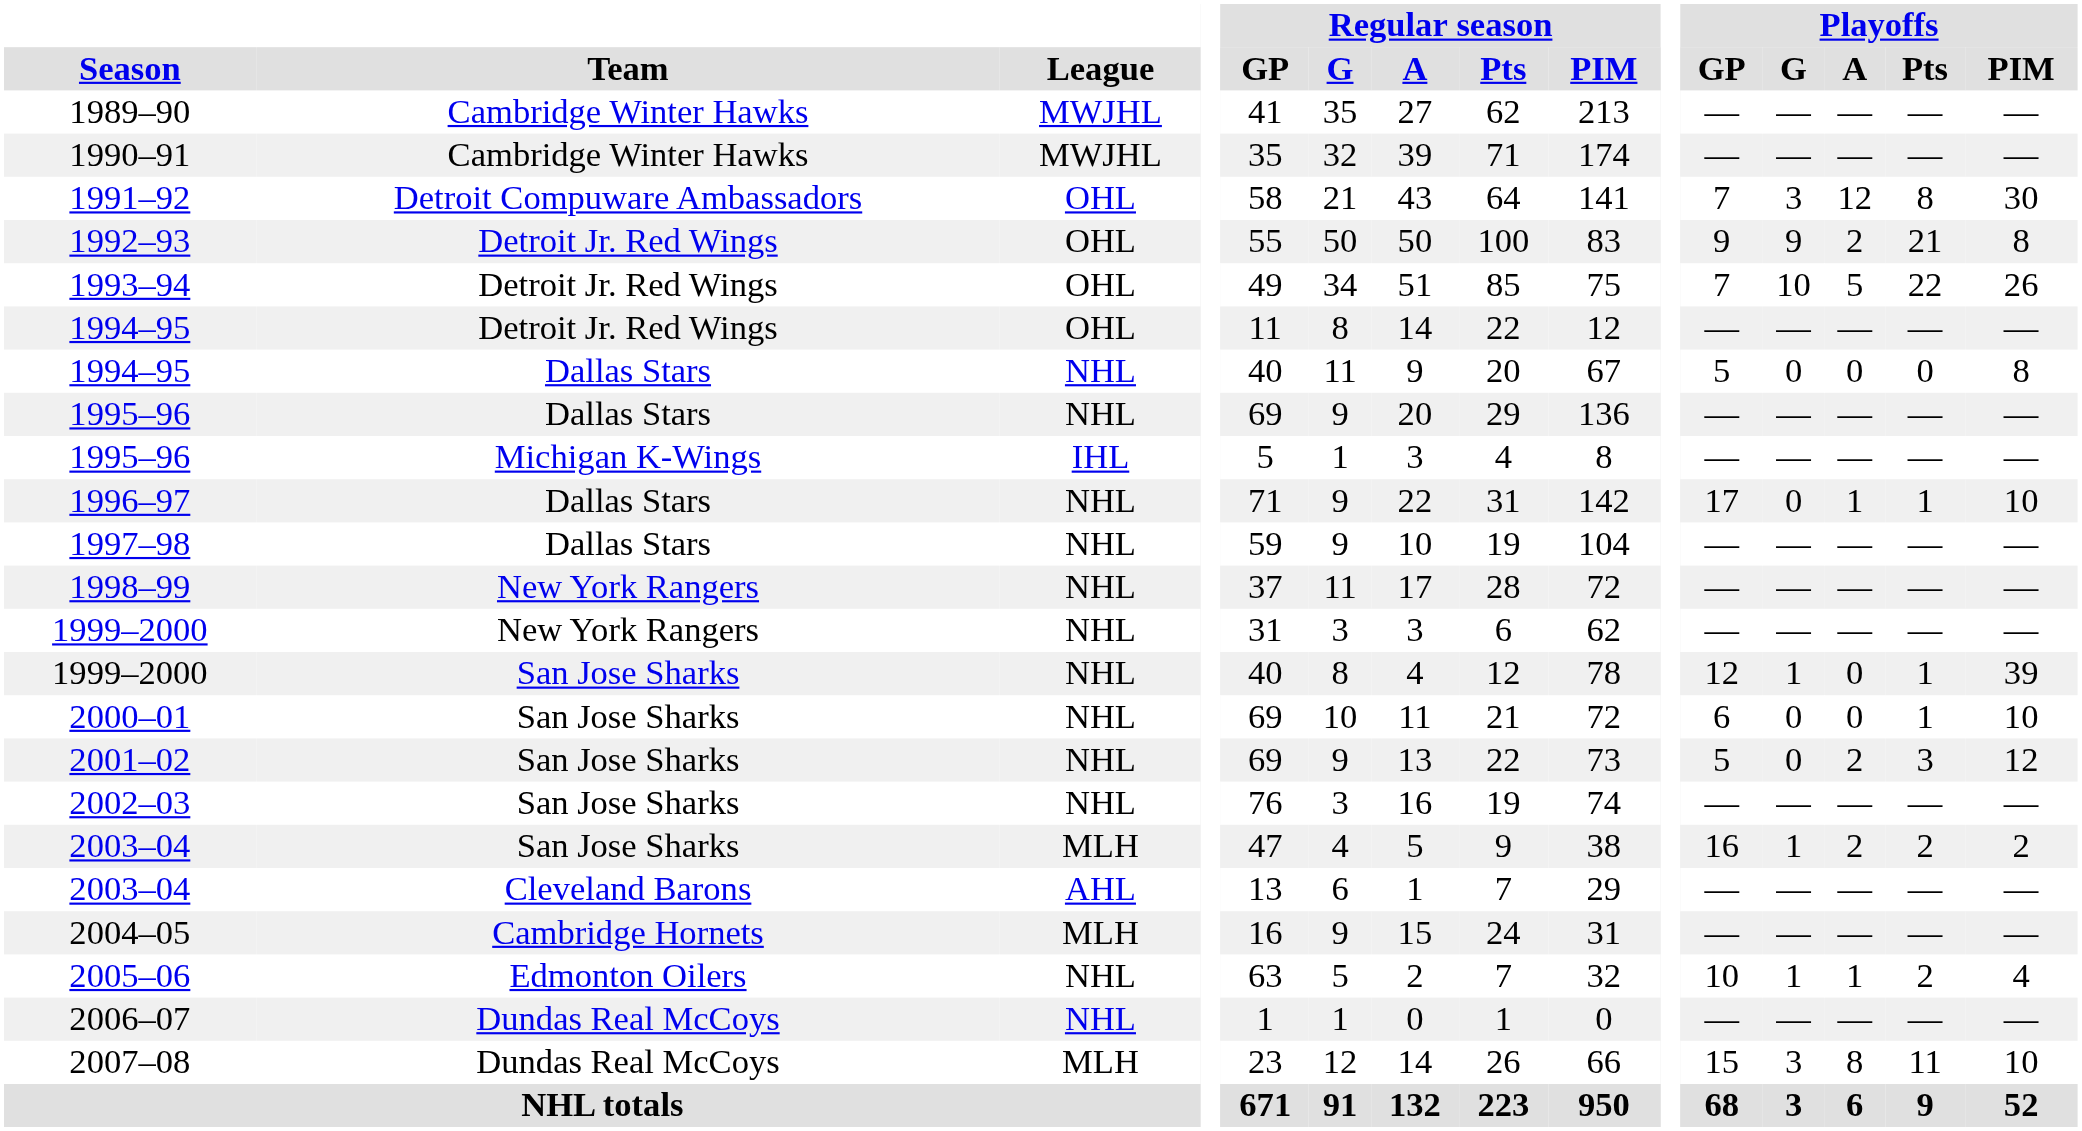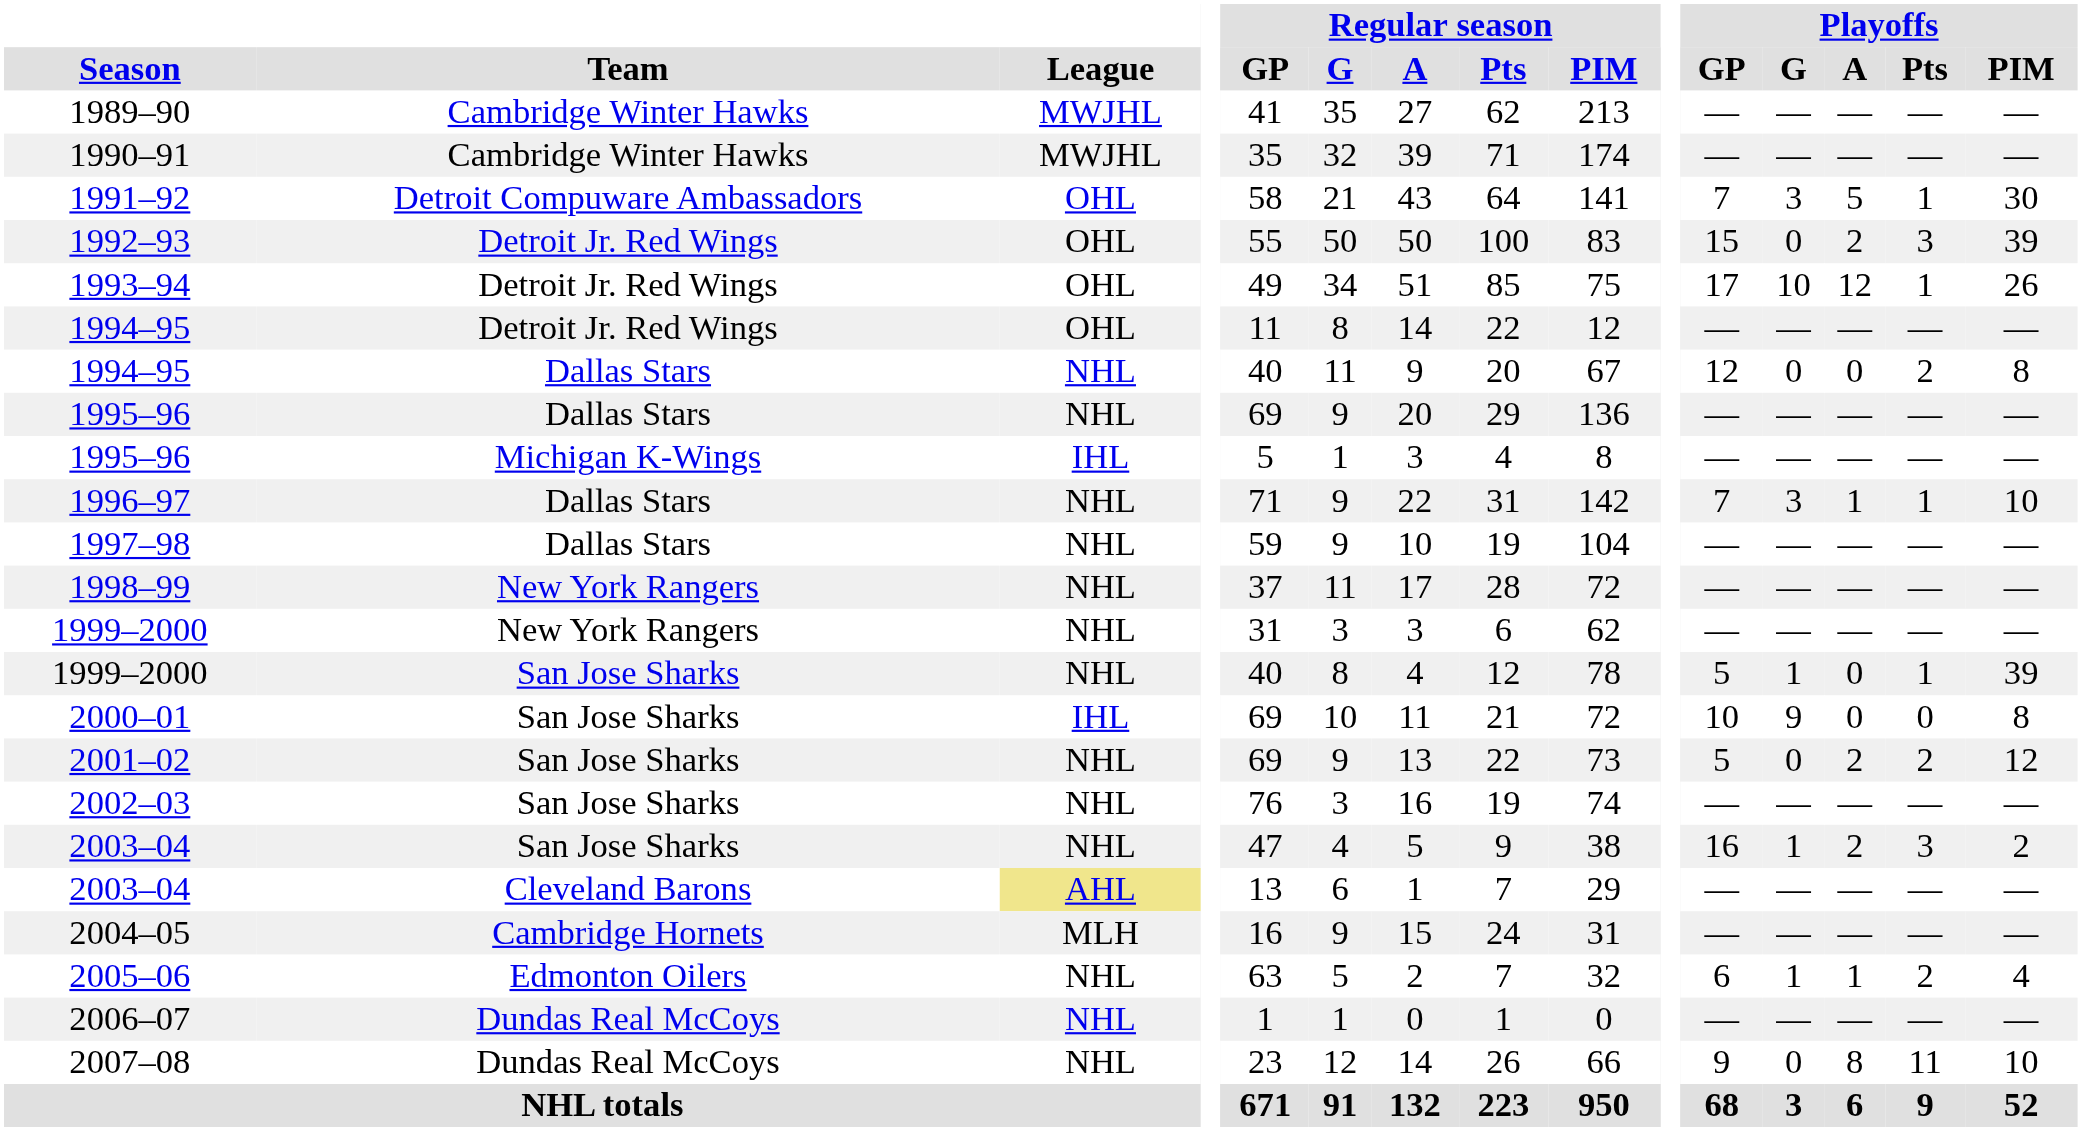(1855, 197) 12 -> (1855, 197) 5
(1925, 197) 8 -> (1925, 197) 1
(1722, 241) 9 -> (1722, 241) 15
(1794, 241) 9 -> (1794, 241) 0
(1925, 241) 21 -> (1925, 241) 3
(2021, 241) 8 -> (2021, 241) 39
(1722, 284) 7 -> (1722, 284) 17
(1855, 284) 5 -> (1855, 284) 12
(1925, 284) 22 -> (1925, 284) 1
(1722, 370) 5 -> (1722, 370) 12
(1925, 370) 0 -> (1925, 370) 2
(1722, 500) 17 -> (1722, 500) 7
(1794, 500) 0 -> (1794, 500) 3
(1722, 673) 12 -> (1722, 673) 5
(1100, 716) NHL -> (1100, 716) IHL
(1722, 716) 6 -> (1722, 716) 10
(1794, 716) 0 -> (1794, 716) 9
(1925, 716) 1 -> (1925, 716) 0
(2021, 716) 10 -> (2021, 716) 8
(1925, 759) 3 -> (1925, 759) 2
(1100, 845) MLH -> (1100, 845) NHL
(1925, 845) 2 -> (1925, 845) 3
(1100, 889) no background -> (1100, 889) khaki background
(1722, 975) 10 -> (1722, 975) 6
(1100, 1061) MLH -> (1100, 1061) NHL
(1722, 1061) 15 -> (1722, 1061) 9
(1794, 1061) 3 -> (1794, 1061) 0
